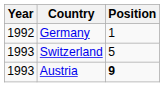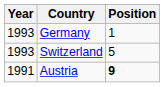(21, 33) 1992 -> (21, 33) 1993
(21, 71) 1993 -> (21, 71) 1991
